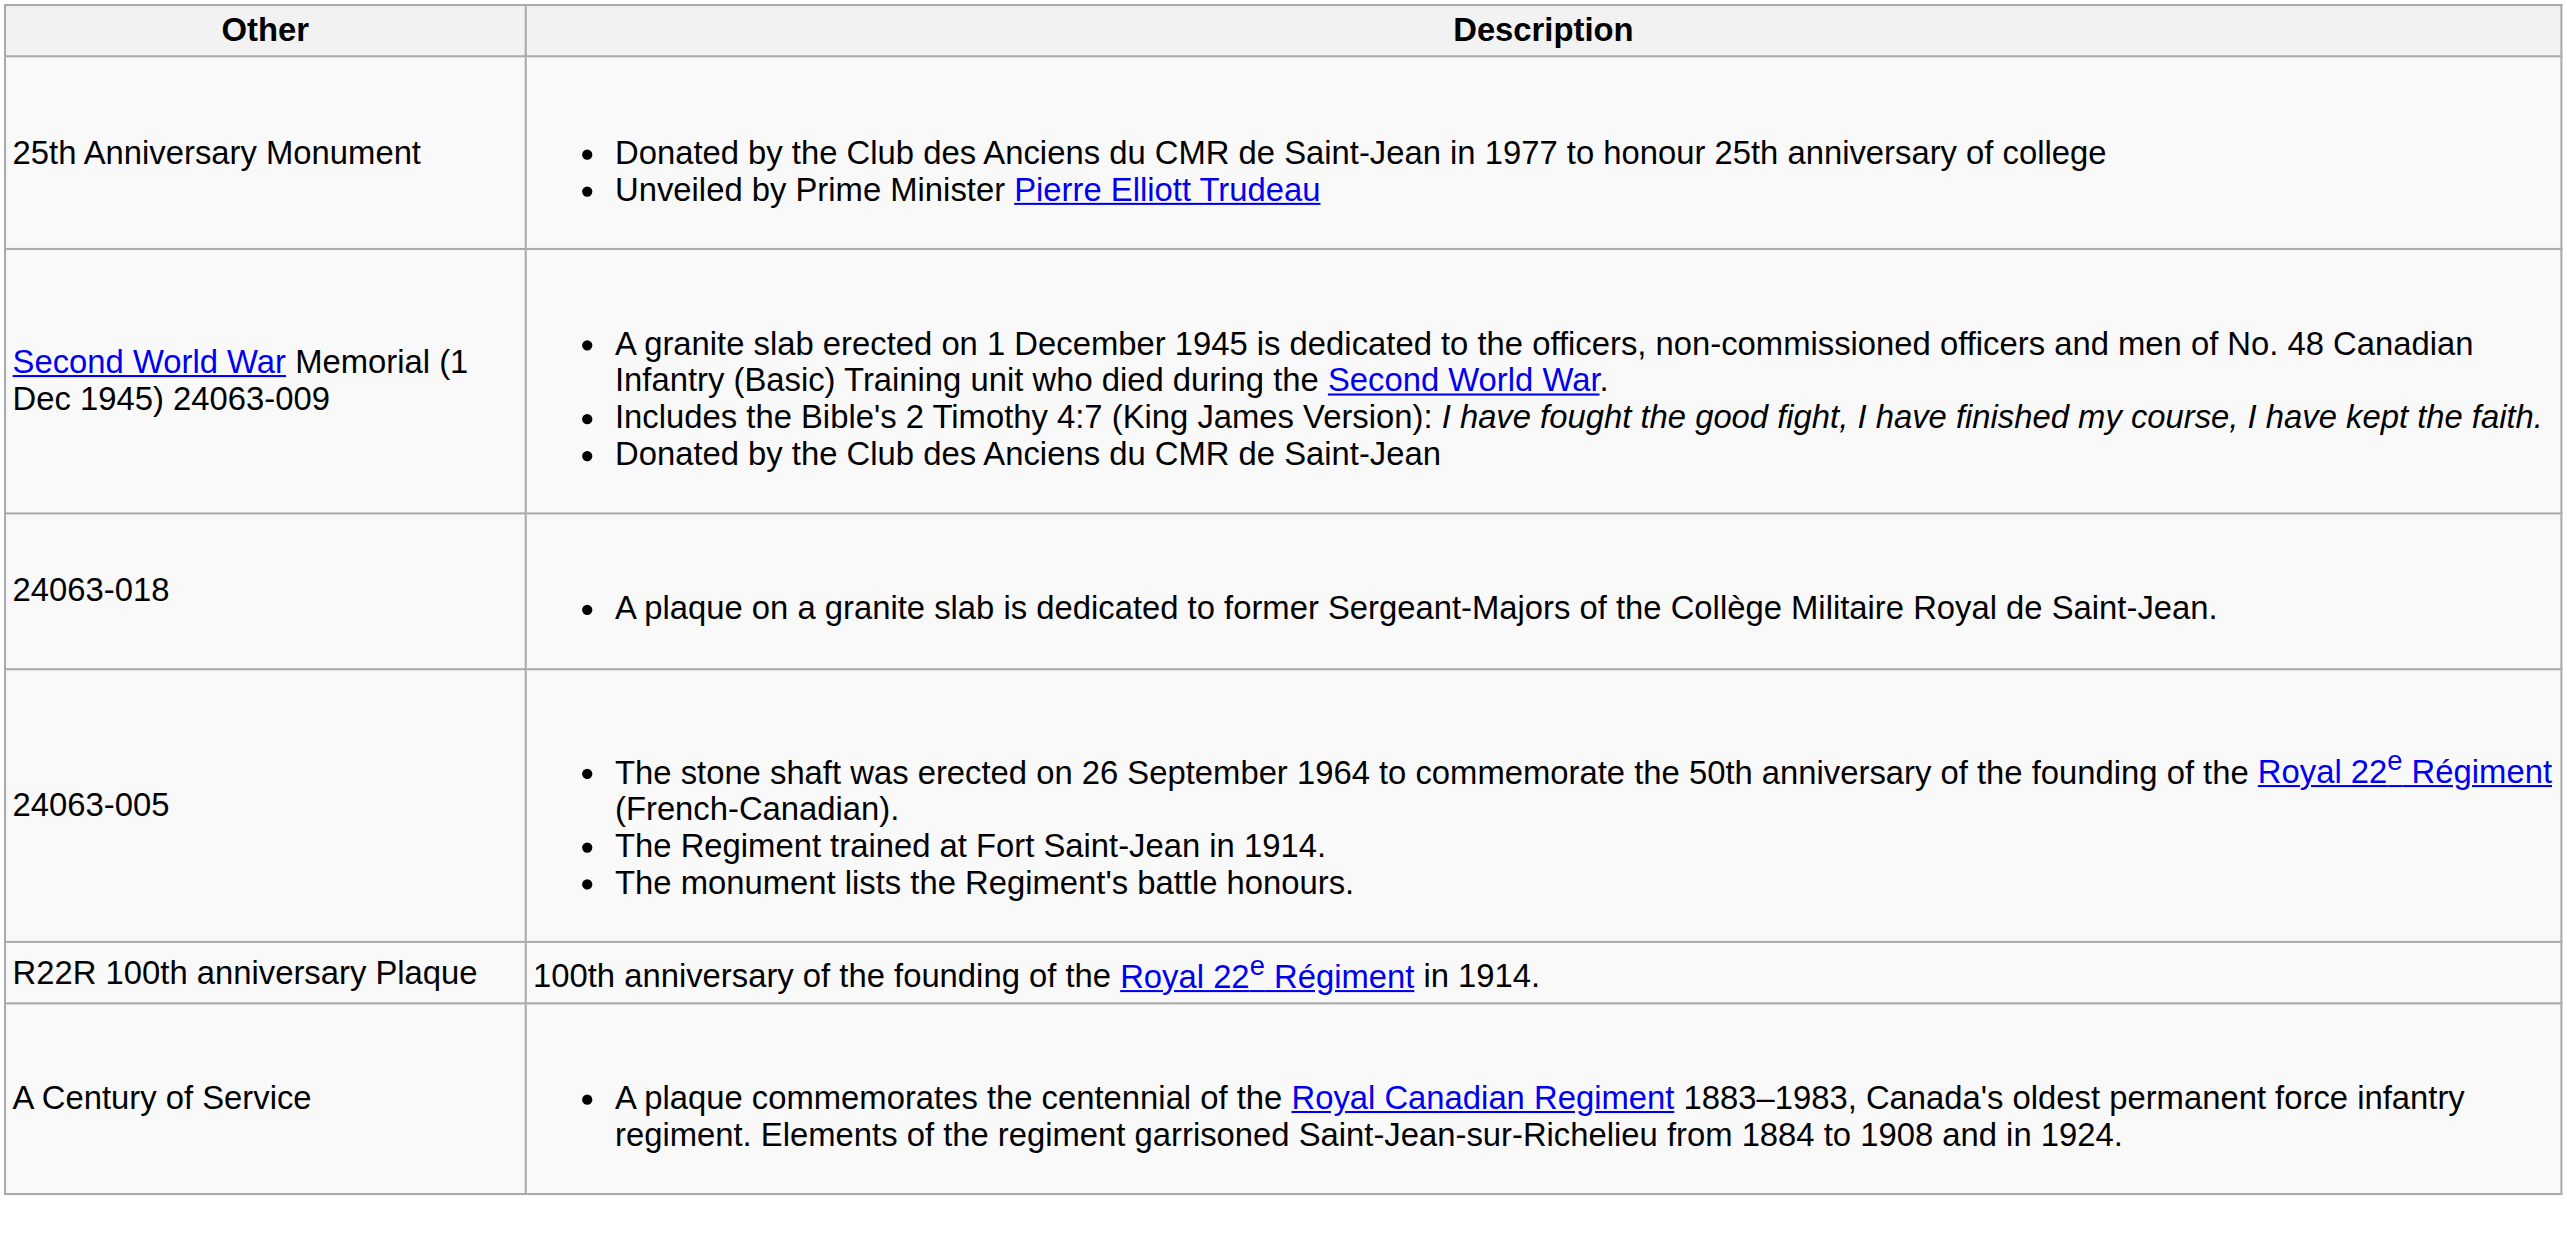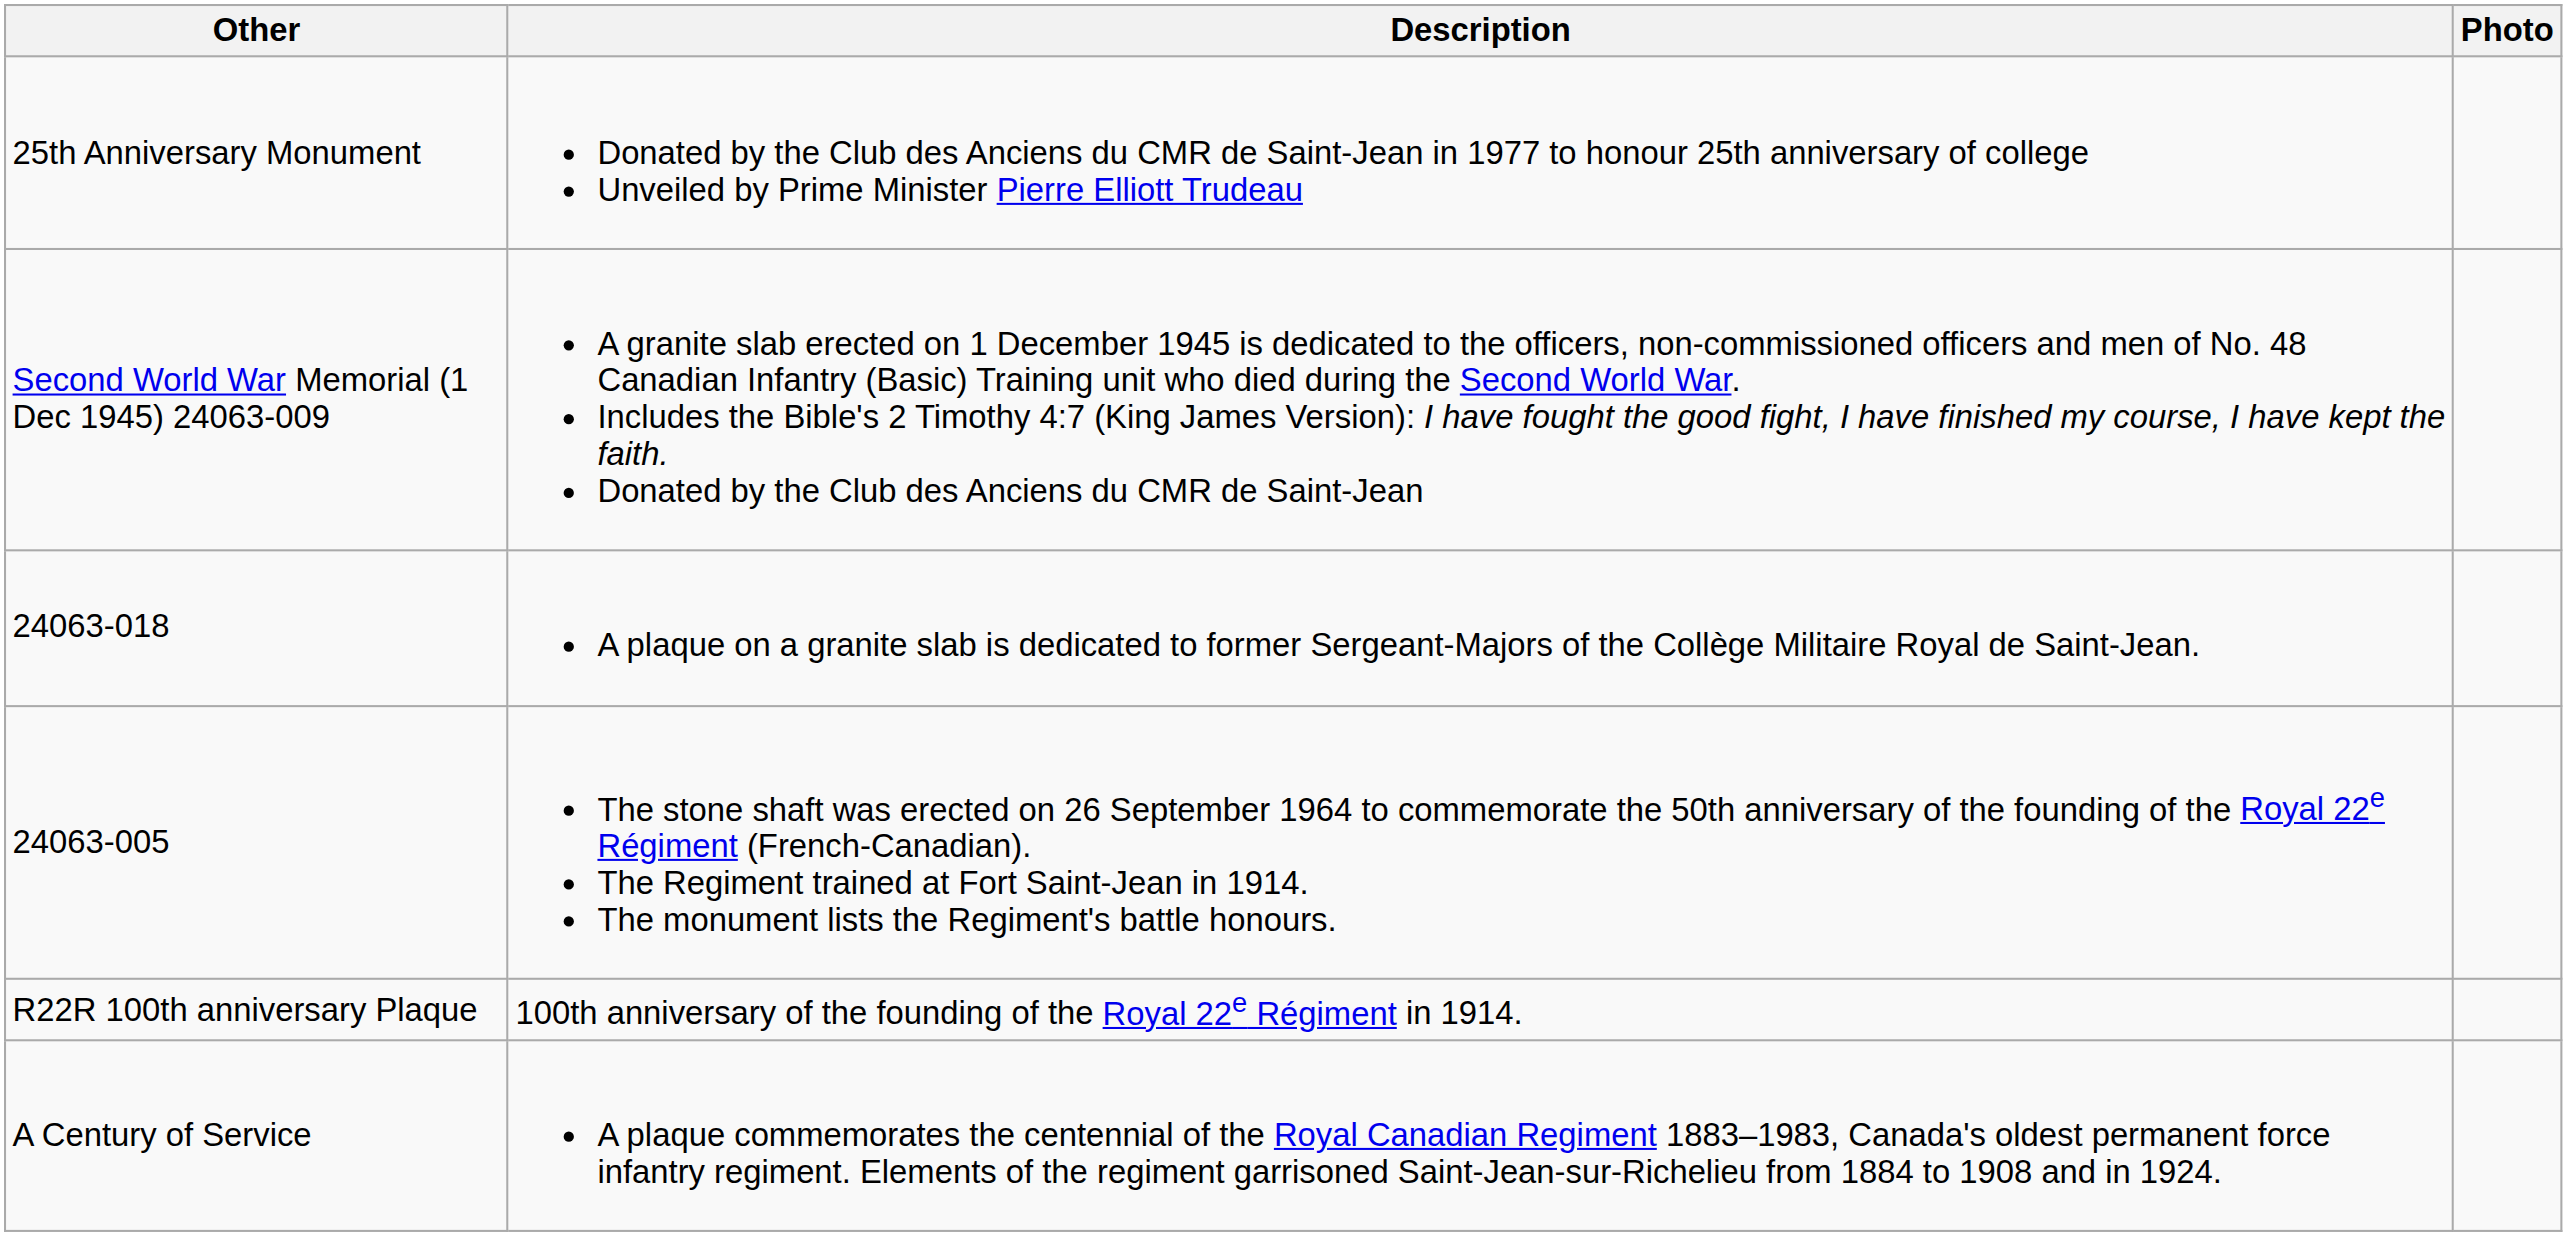+ column: (2507, 30)
